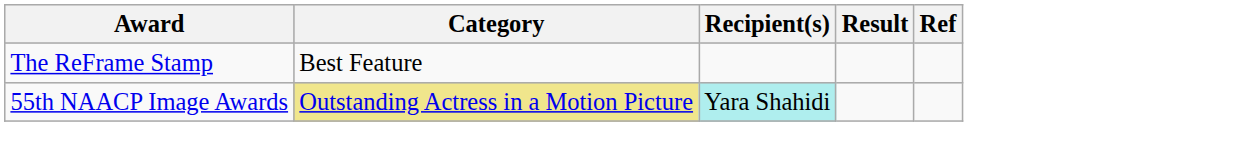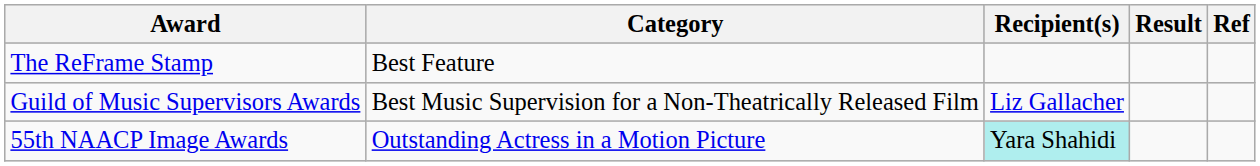+ row: (185, 101)
(496, 101) khaki background -> (569, 140) no background
